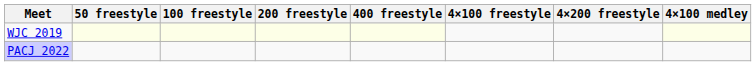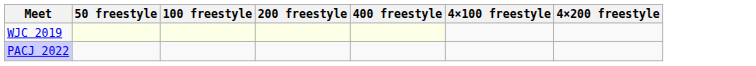- column: (707, 14)
